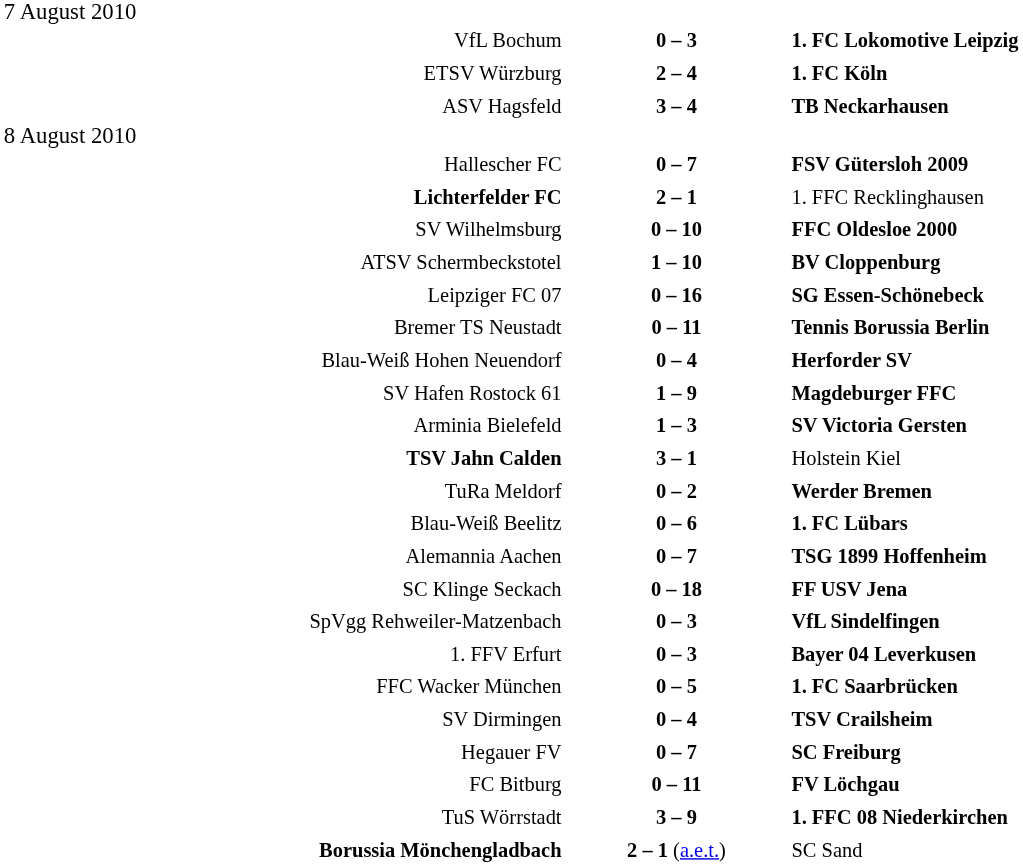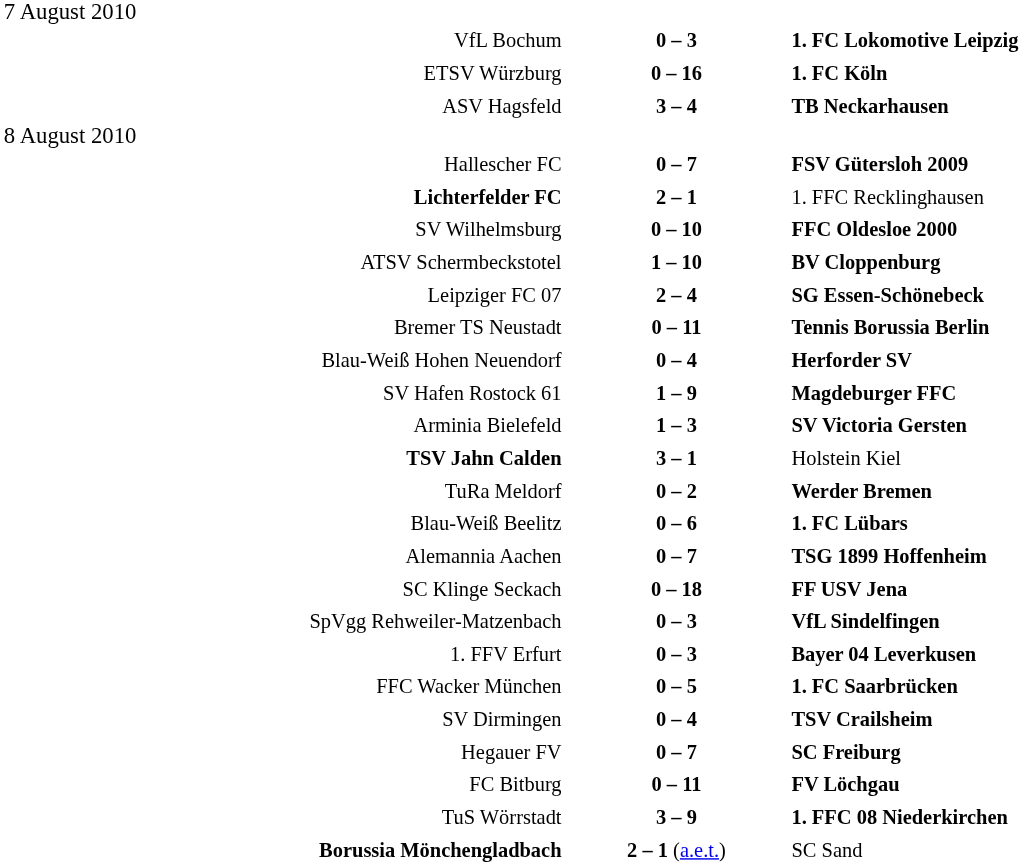(676, 73) 2 – 4 -> (676, 73) 0 – 16
(676, 294) 0 – 16 -> (676, 294) 2 – 4
